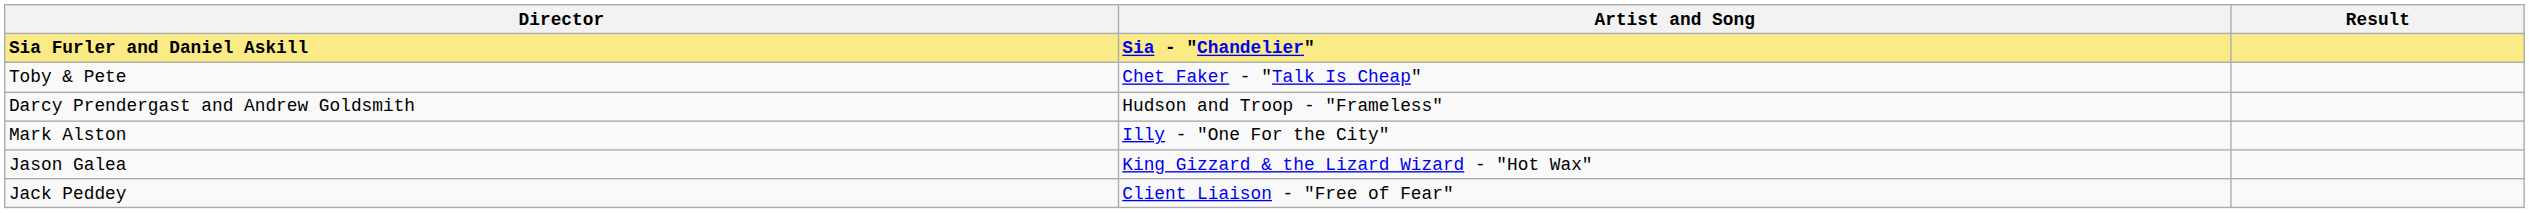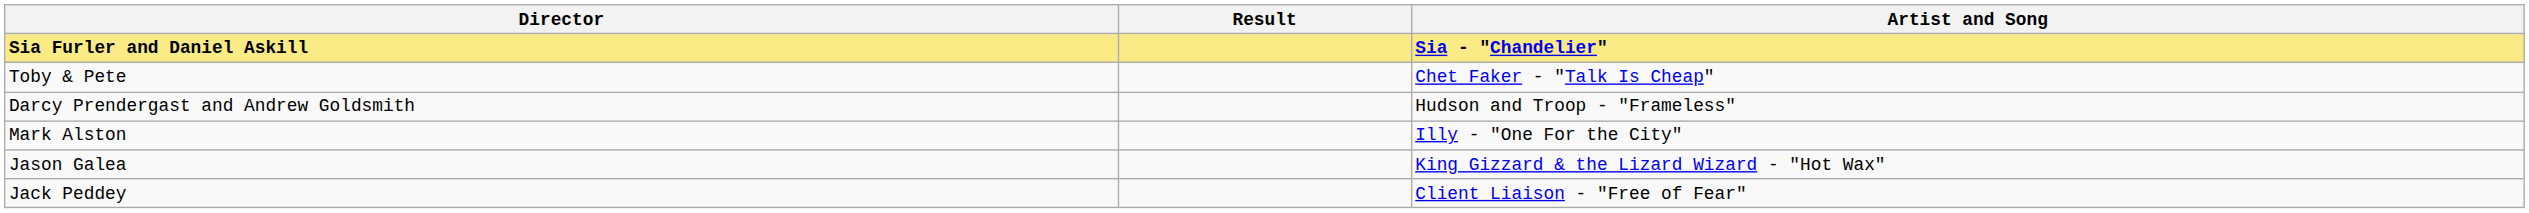columns swapped: (1675, 19) <-> (2378, 19)
